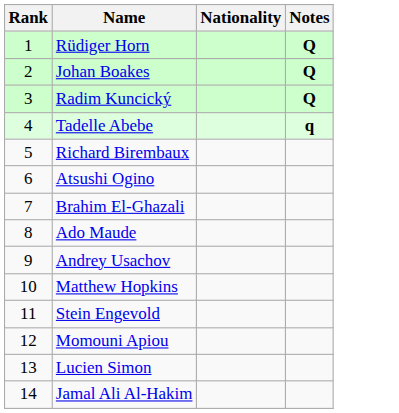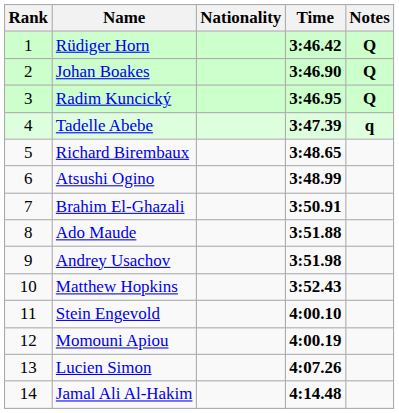+ column: (315, 17)
